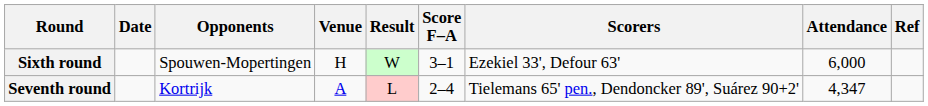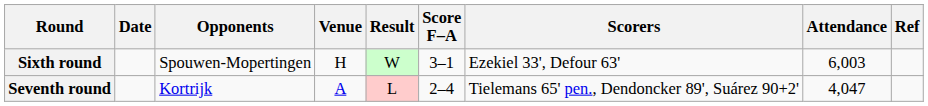(847, 62) 6,000 -> (847, 62) 6,003
(847, 88) 4,347 -> (847, 88) 4,047
